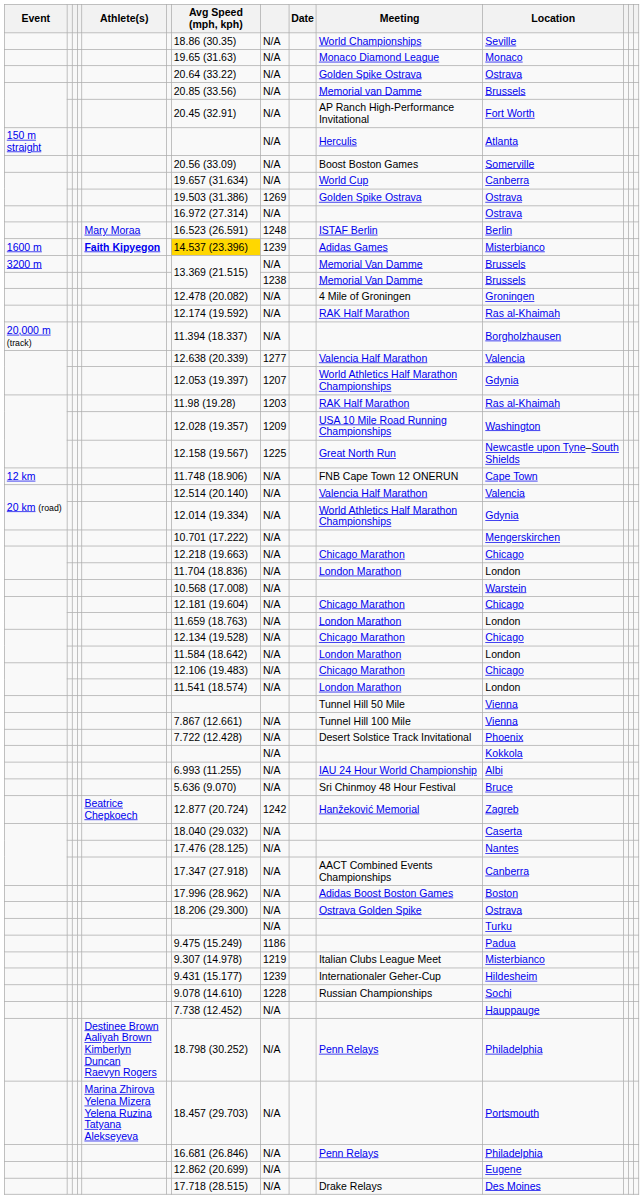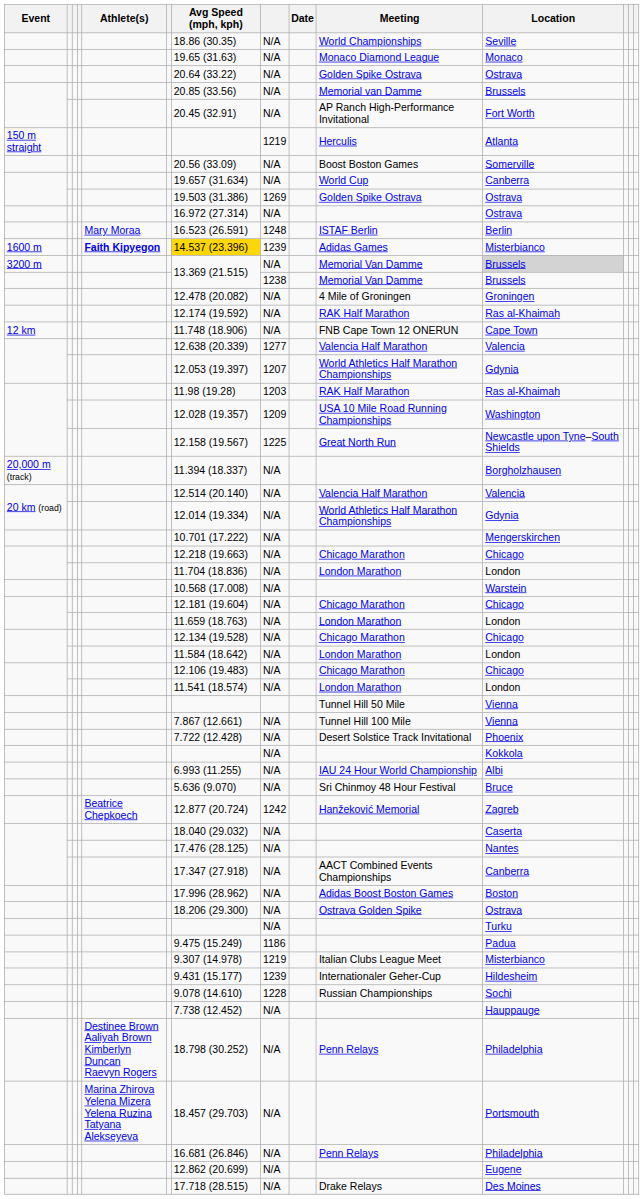(272, 142) N/A -> (275, 142) 1219
(505, 264) no background -> (505, 264) lightgrey background
rows swapped: (21, 477) <-> (29, 336)
